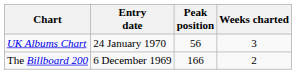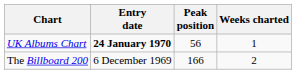(130, 43) normal -> (132, 43) bold
(254, 43) 3 -> (254, 43) 1
